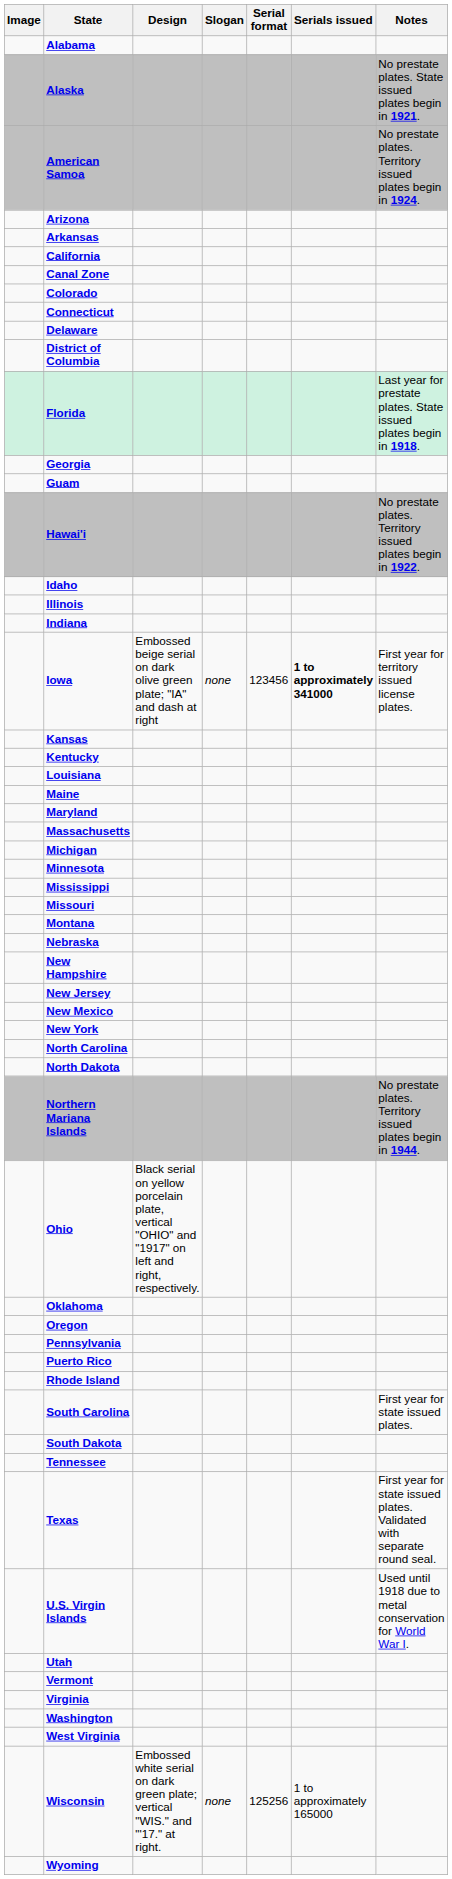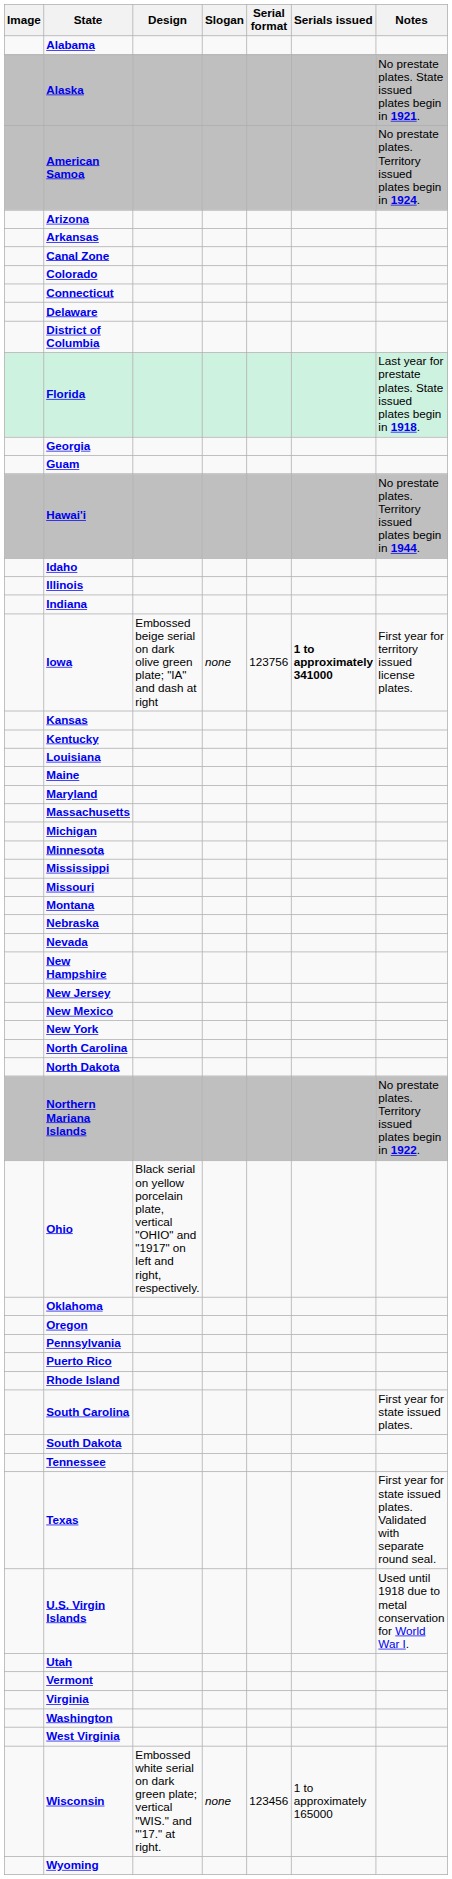- row: (73, 256)
(410, 534) No prestate plates. Territory issued plates begin in 1922. -> (410, 516) No prestate plates. Territory issued plates begin in 1944.
(269, 681) 123456 -> (269, 662) 123756
+ row: (67, 942)
(410, 1118) No prestate plates. Territory issued plates begin in 1944. -> (410, 1118) No prestate plates. Territory issued plates begin in 1922.
(269, 1801) 125256 -> (269, 1801) 123456
